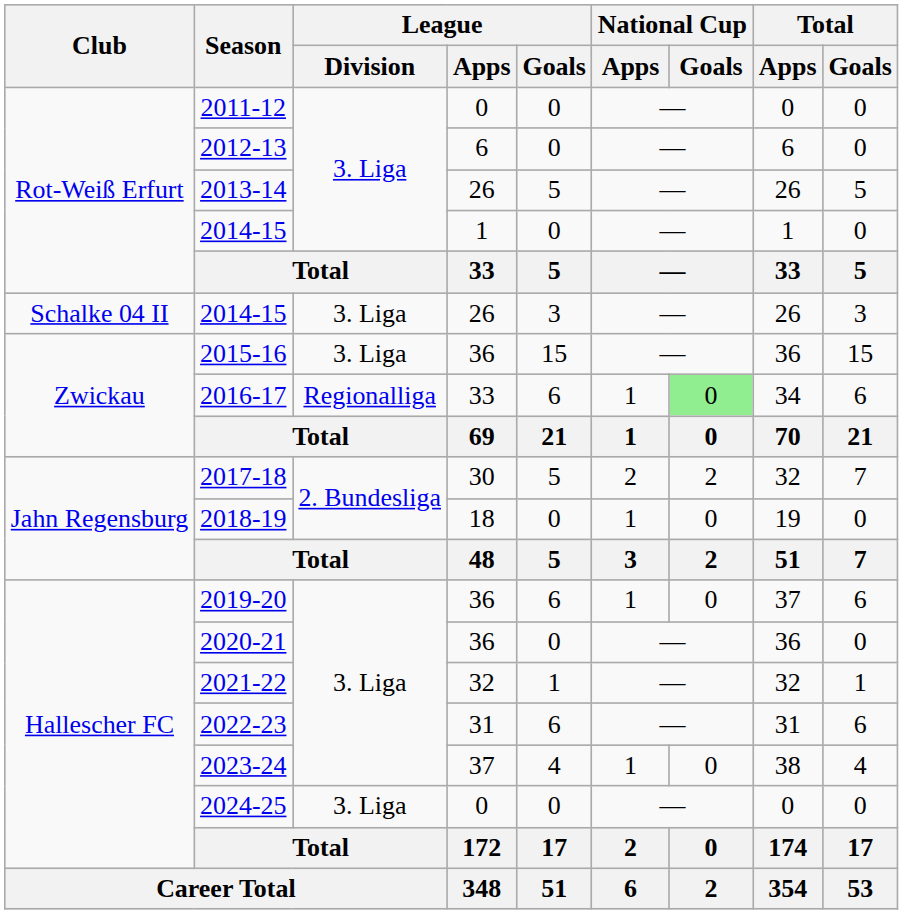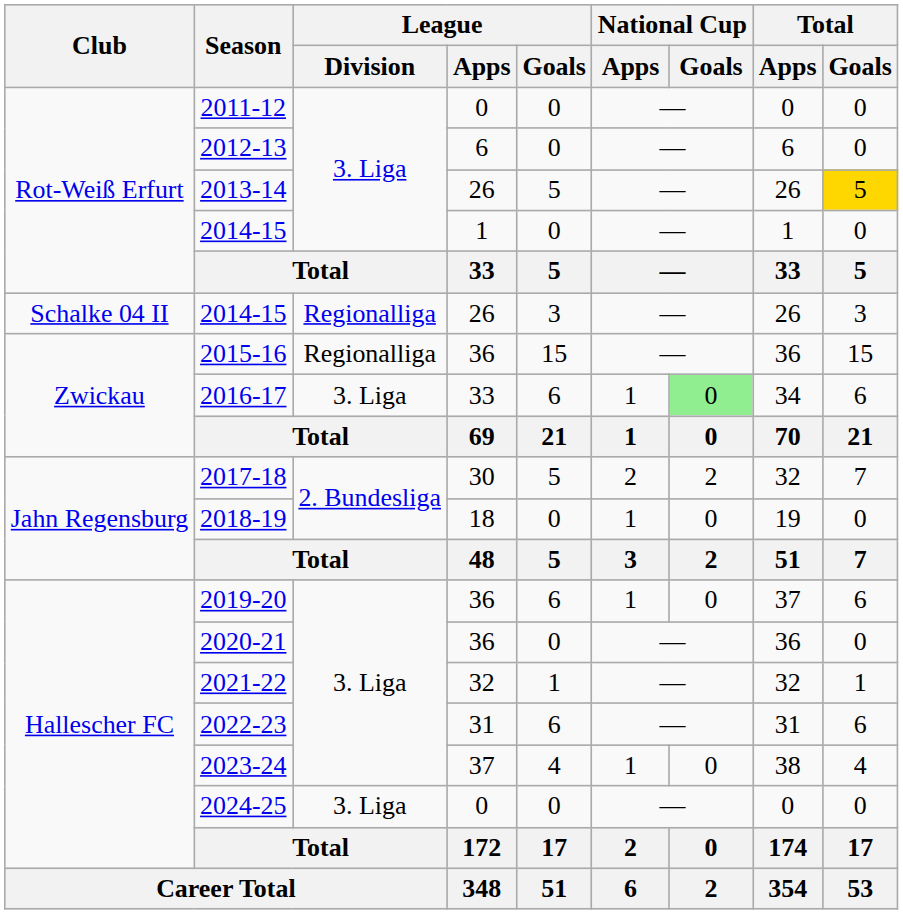(860, 189) no background -> (860, 189) gold background
(370, 312) 3. Liga -> (370, 312) Regionalliga
(370, 353) 3. Liga -> (370, 353) Regionalliga
(370, 395) Regionalliga -> (370, 395) 3. Liga
